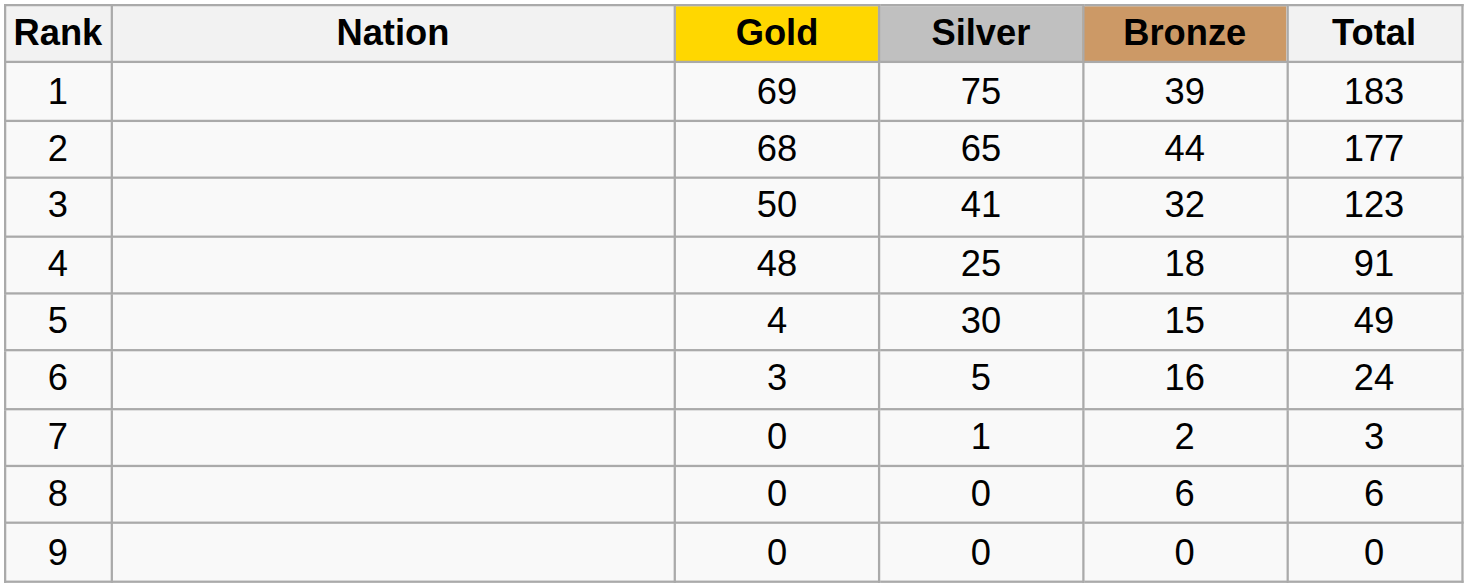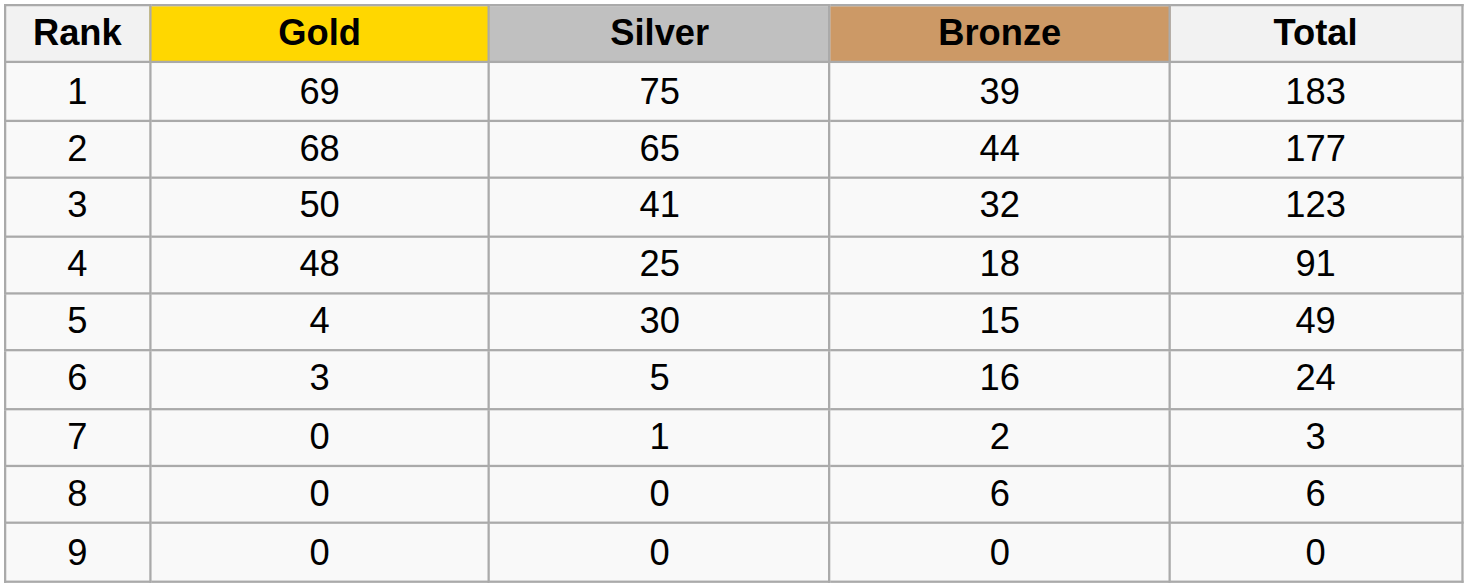- column: (393, 33)
